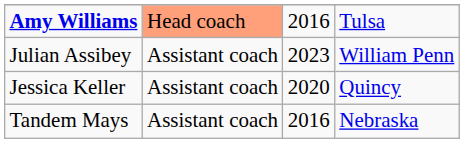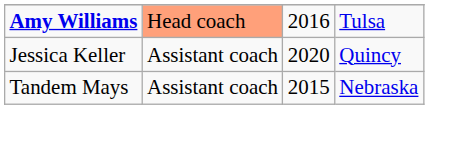- row: (70, 54)
(309, 120) 2016 -> (309, 87) 2015
